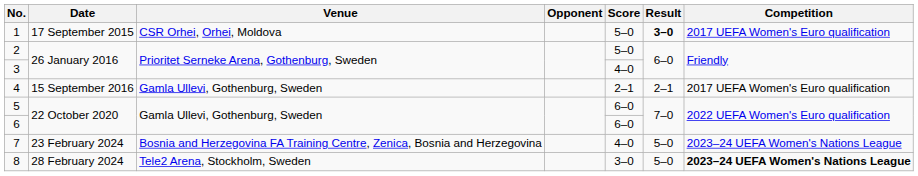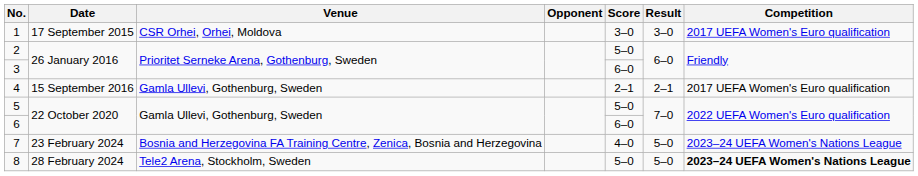(624, 32) 5–0 -> (624, 32) 3–0
(663, 32) bold -> (663, 32) normal
(624, 69) 4–0 -> (624, 69) 6–0
(624, 106) 6–0 -> (624, 106) 5–0
(624, 161) 3–0 -> (624, 161) 5–0
